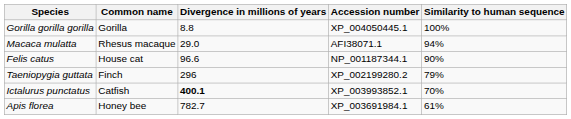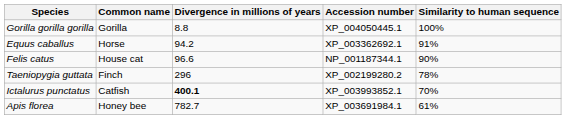- row: (42, 43)
+ row: (40, 43)
(434, 75) 79% -> (428, 75) 78%
